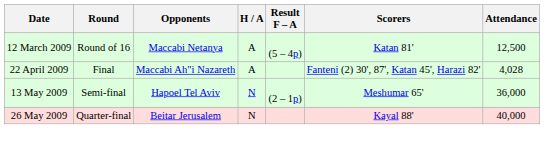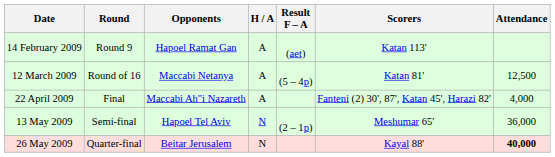+ row: (44, 47)
(511, 70) 4,028 -> (522, 98) 4,000
(511, 115) normal -> (522, 144) bold
